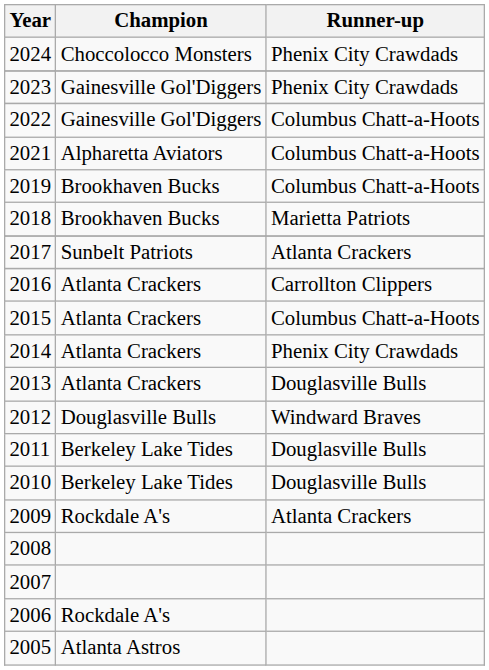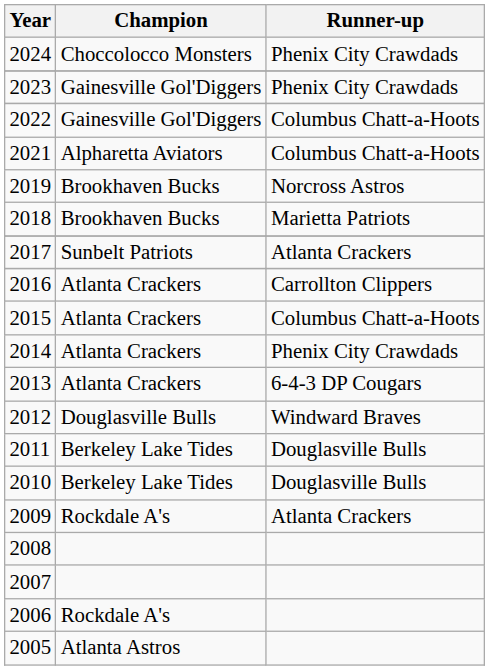(375, 185) Columbus Chatt-a-Hoots -> (338, 185) Norcross Astros
(349, 383) Douglasville Bulls -> (346, 383) 6-4-3 DP Cougars
